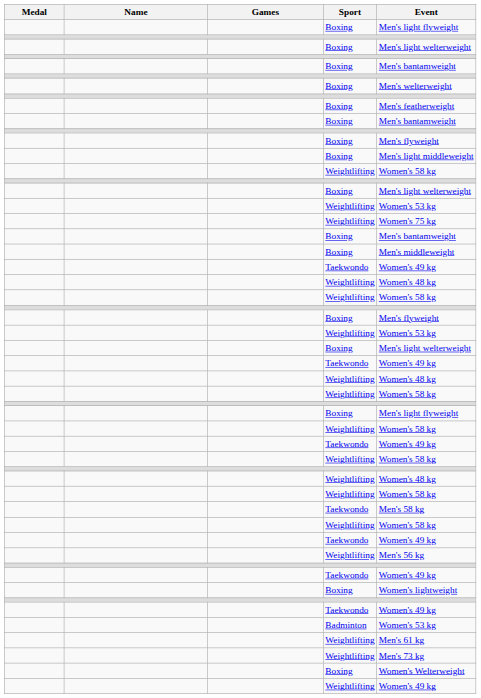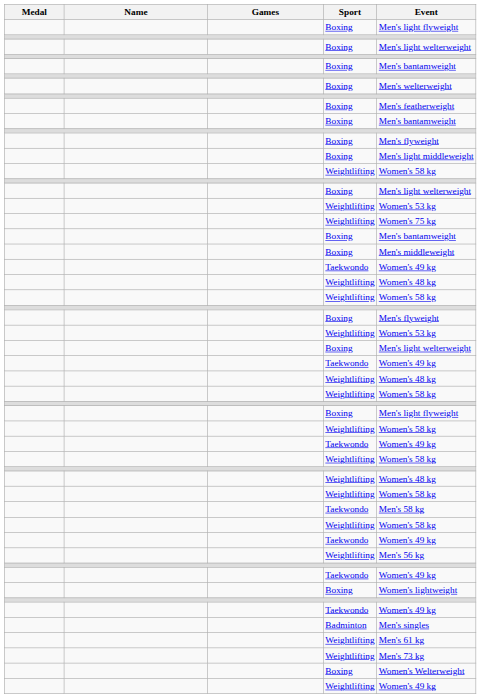(407, 625) Women's 53 kg -> (404, 625) Men's singles
